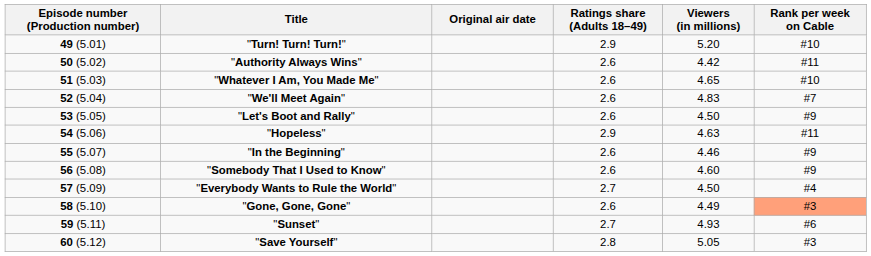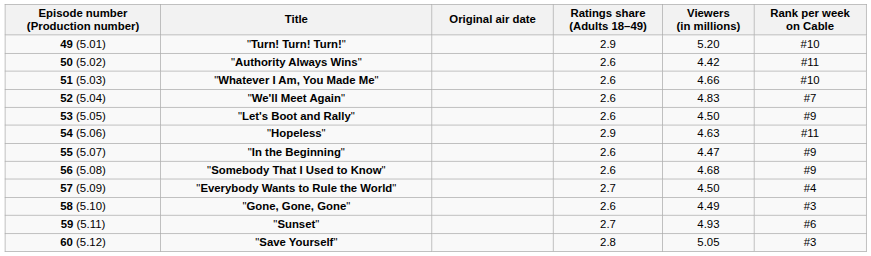(708, 80) 4.65 -> (708, 80) 4.66
(708, 152) 4.46 -> (708, 152) 4.47
(708, 170) 4.60 -> (708, 170) 4.68
(810, 206) lightsalmon background -> (810, 206) no background
